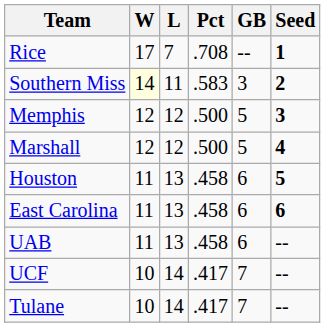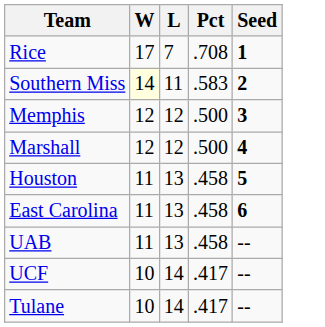- column: (252, 20)
